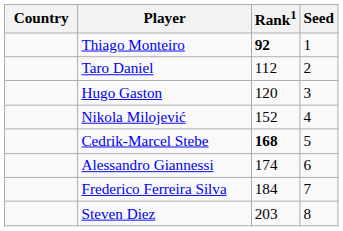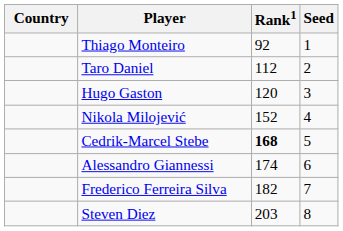(262, 44) bold -> (262, 44) normal
(266, 189) 184 -> (266, 189) 182
